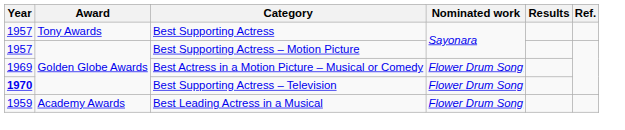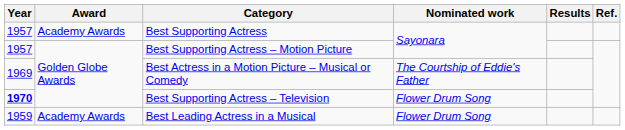(70, 31) Tony Awards -> (81, 31) Academy Awards
(476, 67) Flower Drum Song -> (458, 73) The Courtship of Eddie's Father
